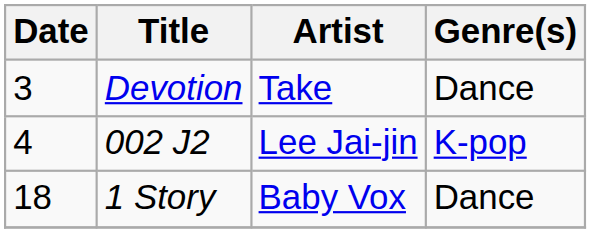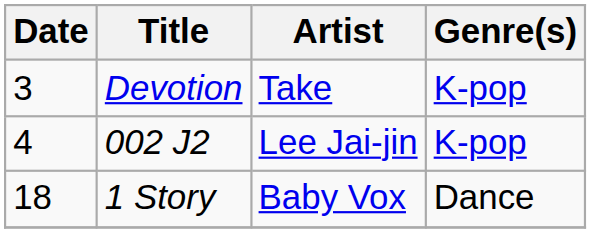(484, 87) Dance -> (480, 87) K-pop
